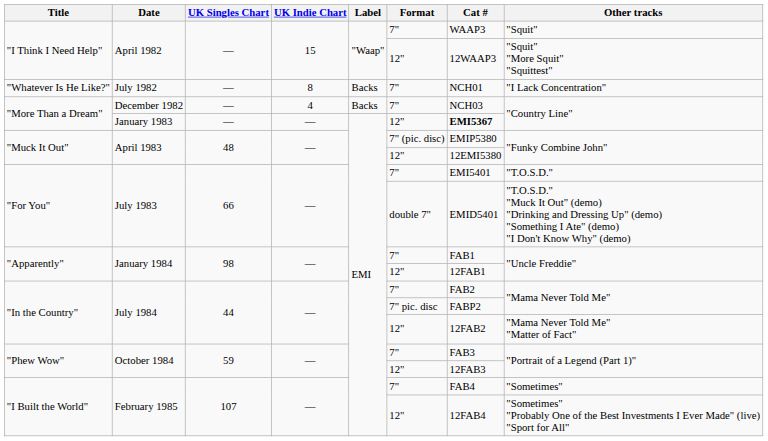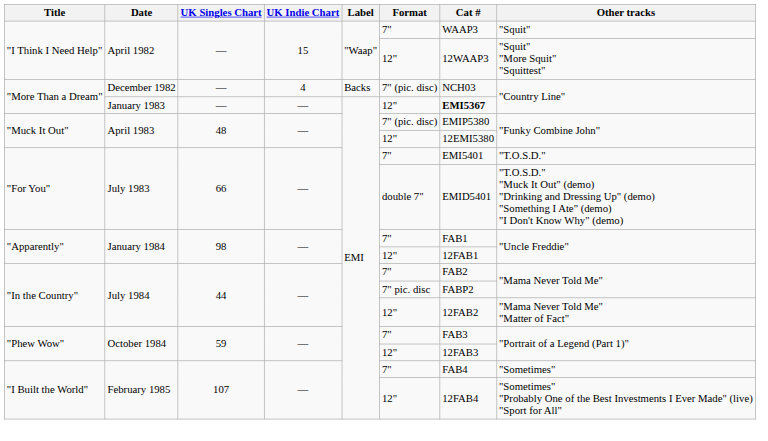- row: (58, 88)
(394, 105) 7" -> (410, 88) 7" (pic. disc)
